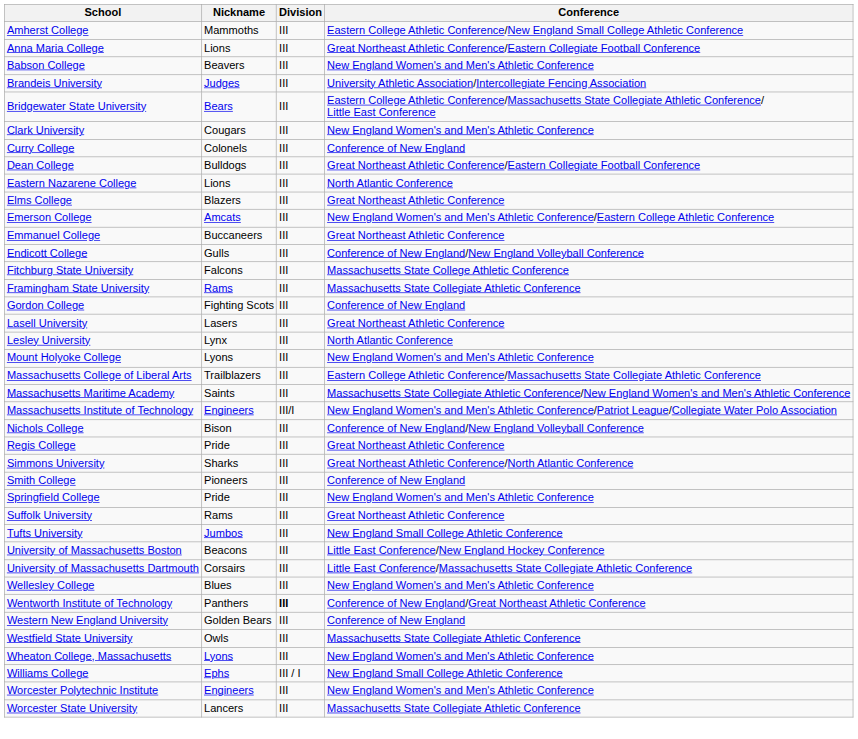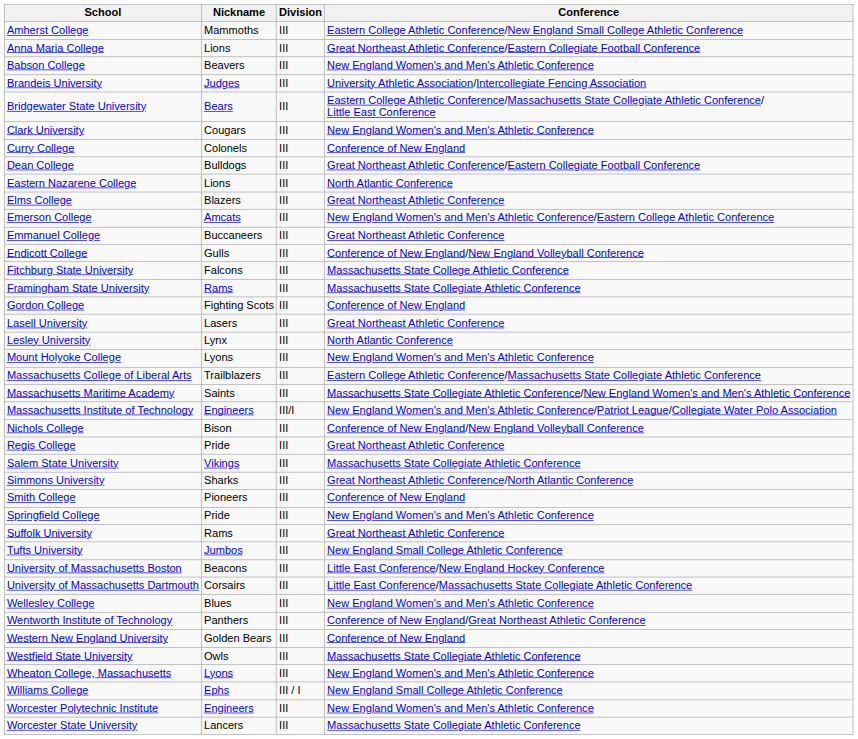+ row: (63, 463)
(284, 603) bold -> (284, 620) normal
